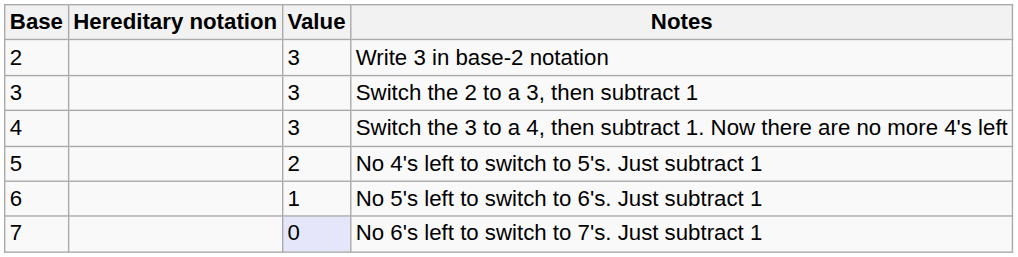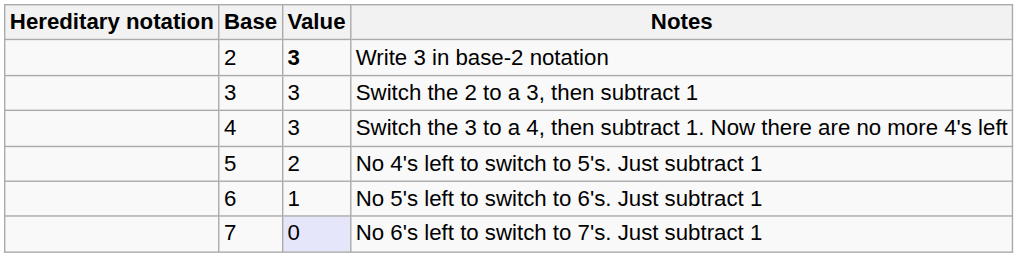columns swapped: (36, 22) <-> (175, 22)
(294, 57) normal -> (294, 57) bold
